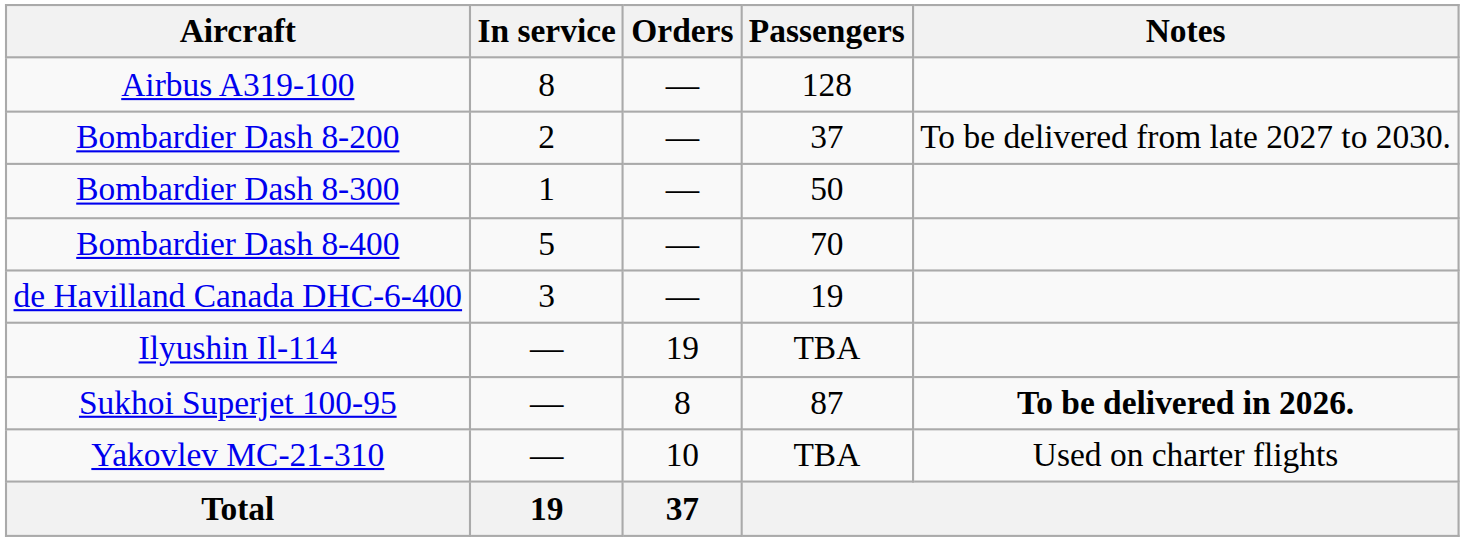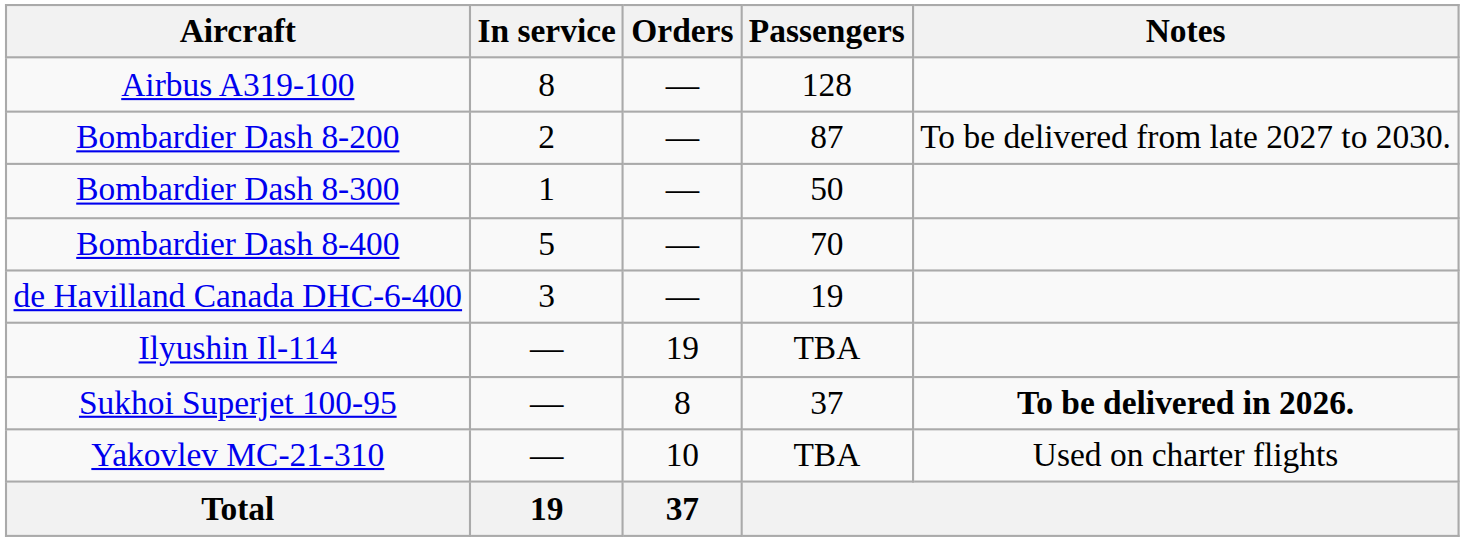(827, 137) 37 -> (827, 137) 87
(827, 402) 87 -> (827, 402) 37
